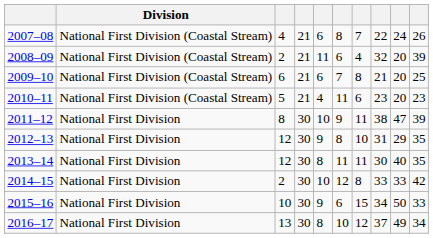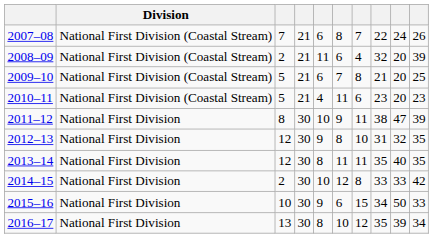(282, 35) 4 -> (282, 35) 7
(282, 77) 6 -> (282, 77) 5
(400, 139) 29 -> (400, 139) 32
(381, 160) 30 -> (381, 160) 35
(381, 222) 37 -> (381, 222) 35
(400, 222) 49 -> (400, 222) 39
